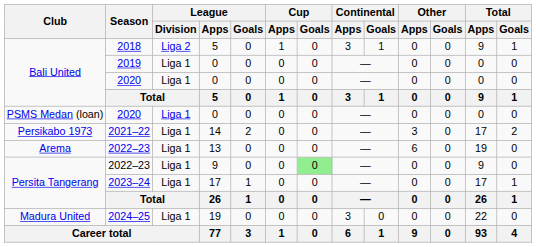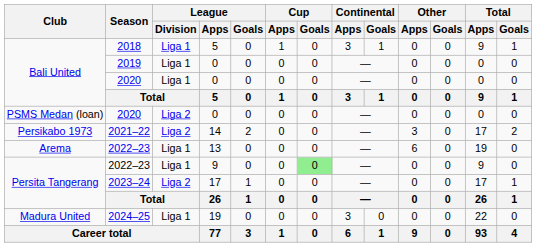(176, 47) Liga 2 -> (176, 47) Liga 1
(176, 115) Liga 1 -> (176, 115) Liga 2
(176, 132) Liga 1 -> (176, 132) Liga 2
(176, 183) Liga 1 -> (176, 183) Liga 2
